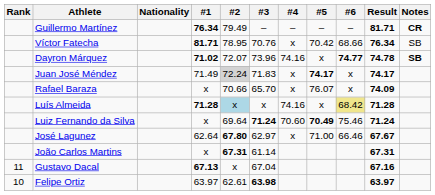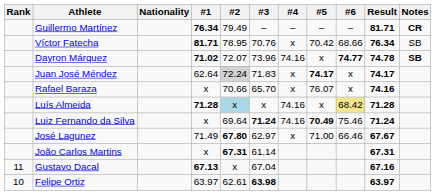(206, 74) 71.49 -> (206, 74) 62.64
(382, 89) 74.09 -> (382, 89) 74.16
(293, 120) 70.60 -> (293, 120) 74.16
(206, 136) 62.64 -> (206, 136) 71.49
